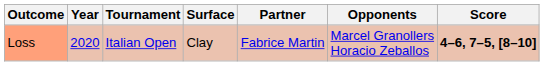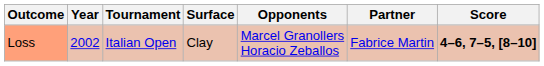columns swapped: (283, 14) <-> (382, 14)
(85, 43) 2020 -> (85, 43) 2002
